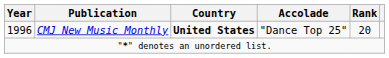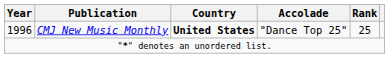(365, 30) 20 -> (365, 30) 25
